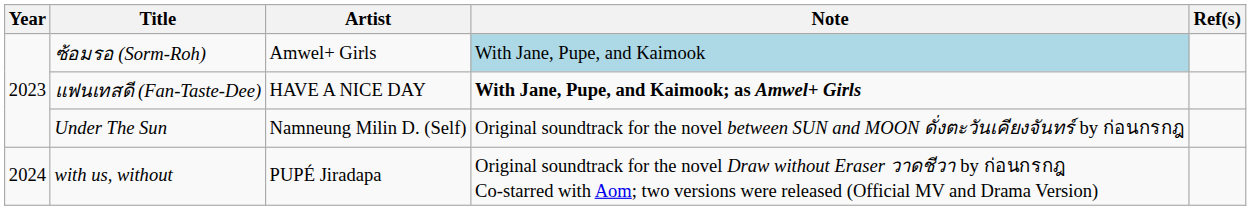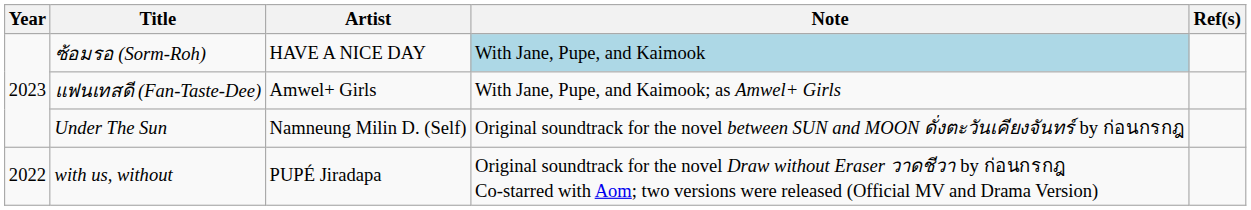(323, 52) Amwel+ Girls -> (348, 52) HAVE A NICE DAY
(348, 90) HAVE A NICE DAY -> (323, 90) Amwel+ Girls
(668, 90) bold -> (658, 90) normal
(27, 175) 2024 -> (27, 175) 2022
